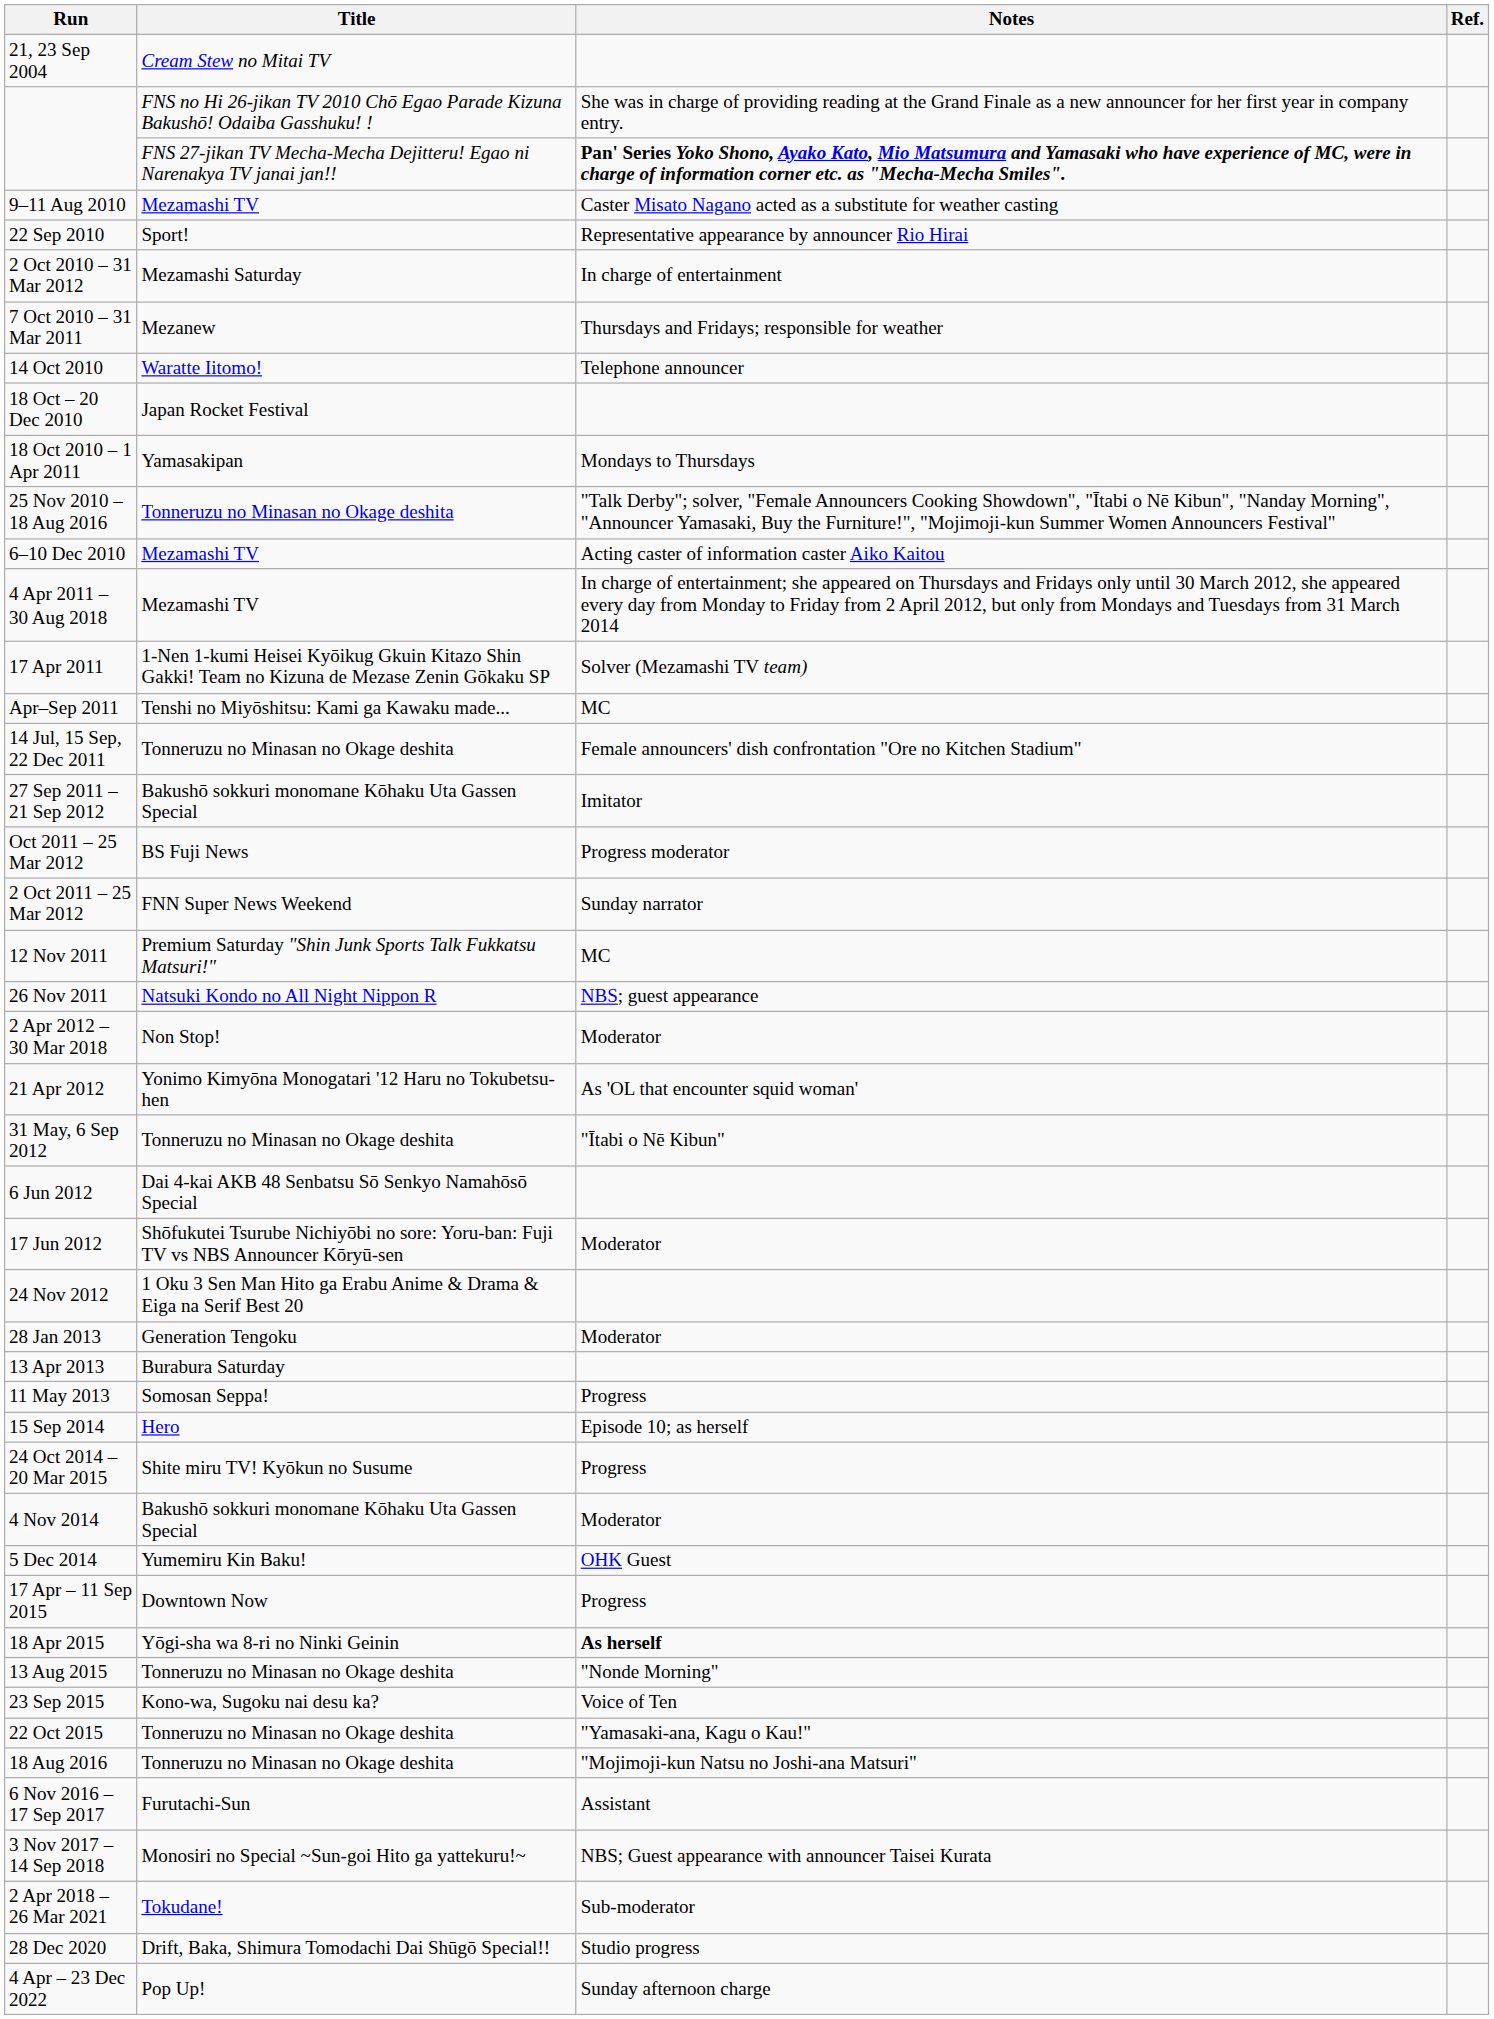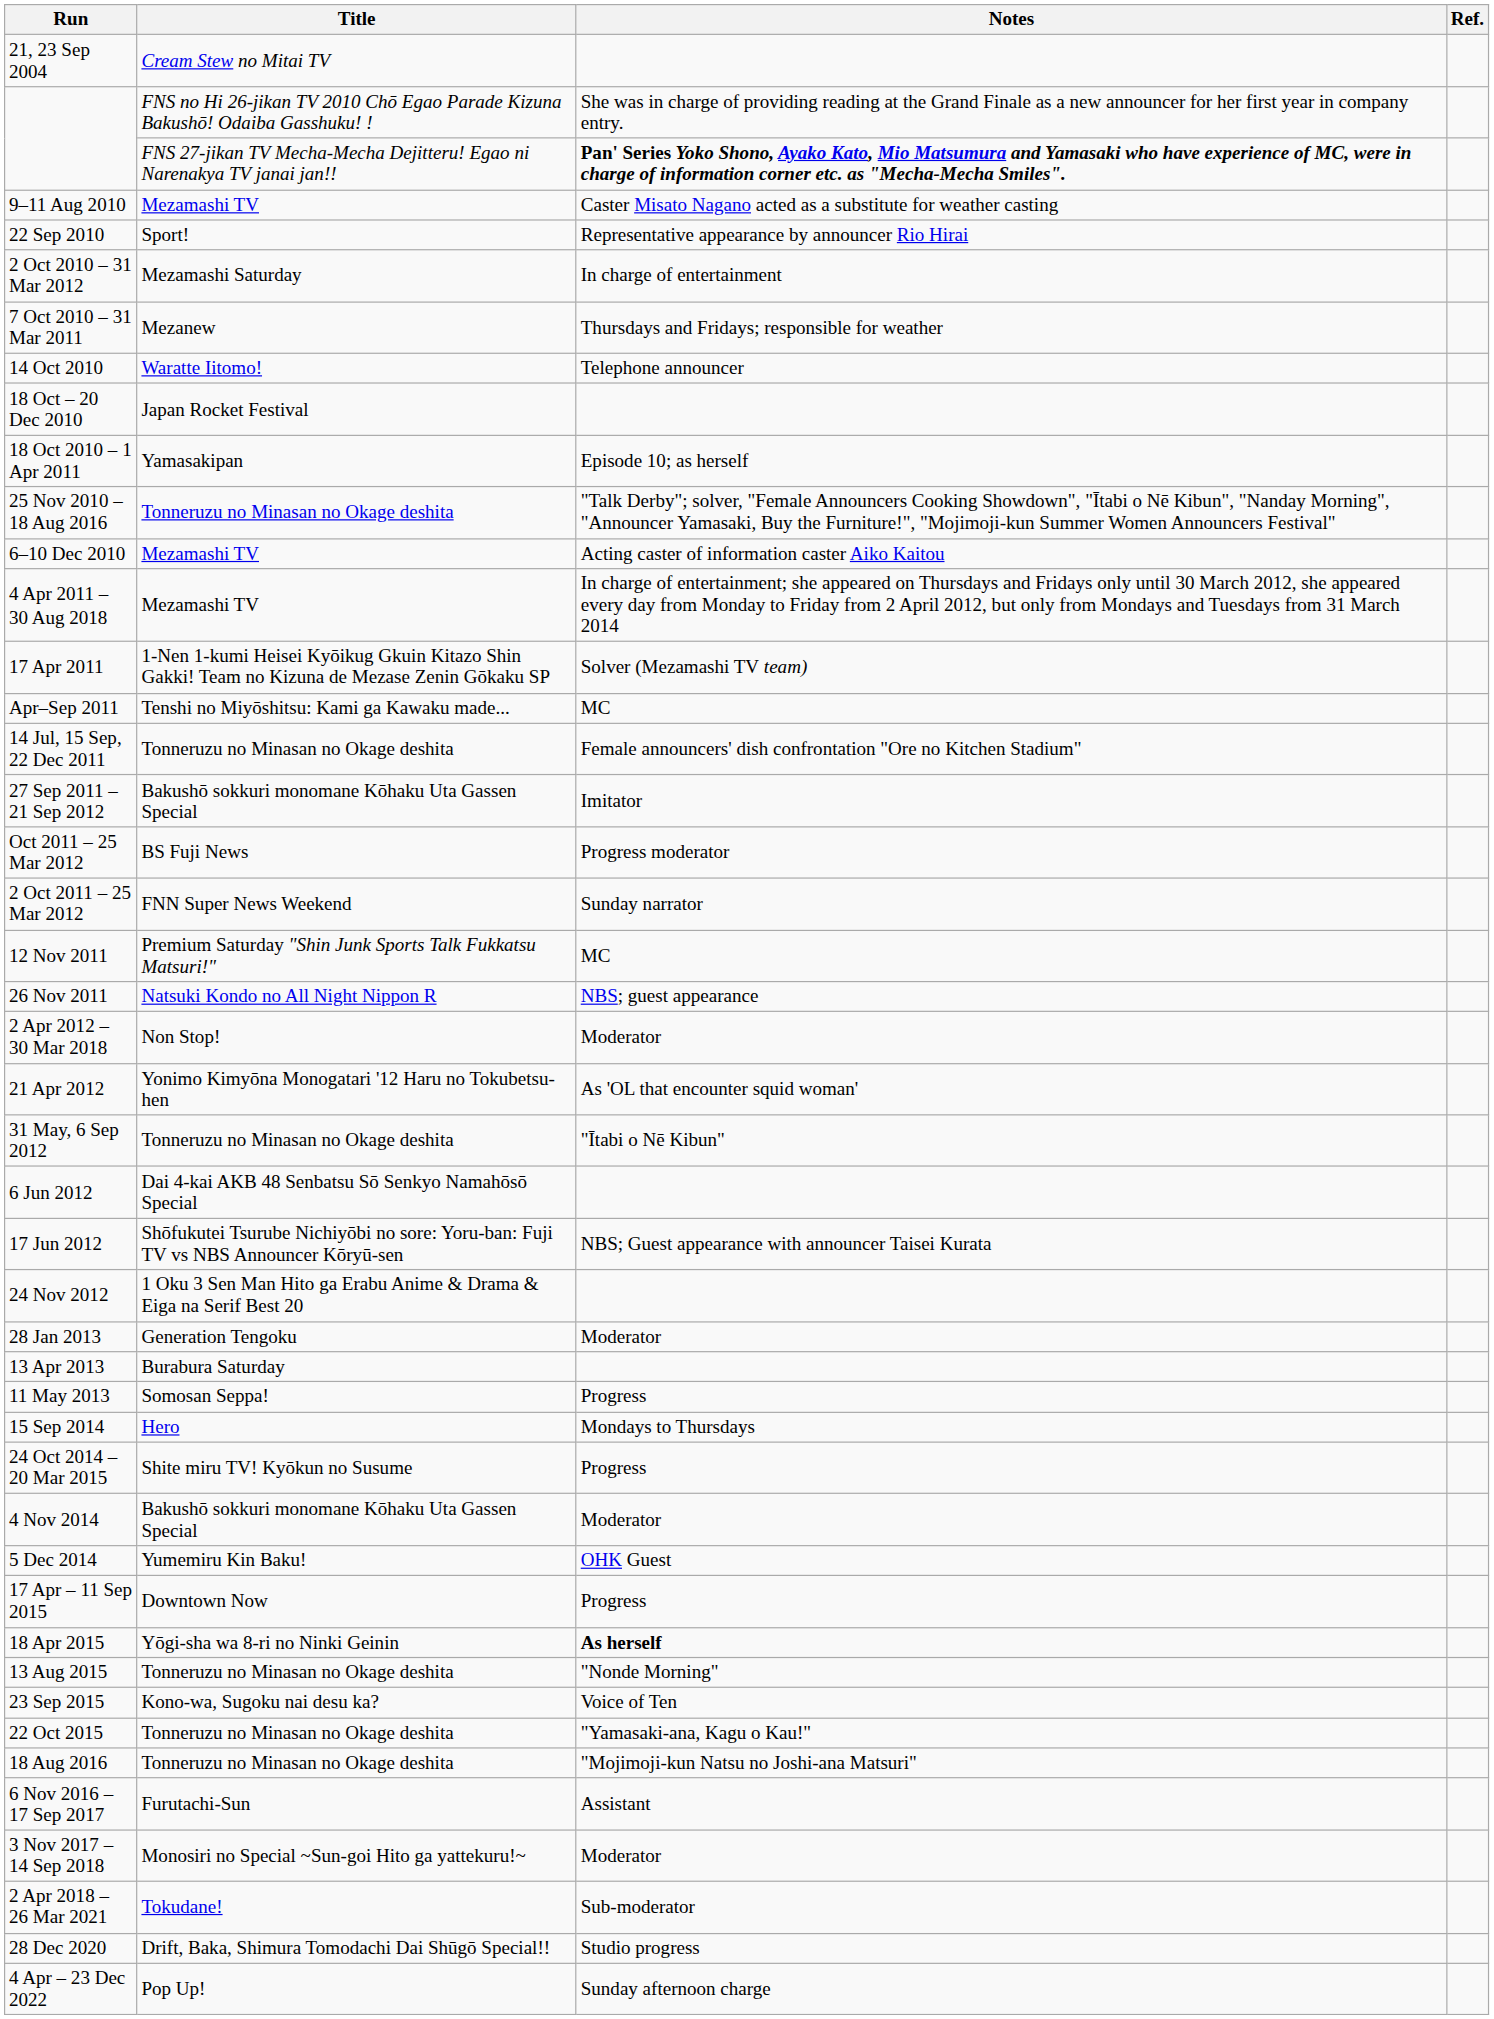(668, 460) Mondays to Thursdays -> (665, 460) Episode 10; as herself
(621, 1243) Moderator -> (786, 1243) NBS; Guest appearance with announcer Taisei Kurata
(665, 1426) Episode 10; as herself -> (668, 1426) Mondays to Thursdays
(786, 1855) NBS; Guest appearance with announcer Taisei Kurata -> (621, 1855) Moderator
